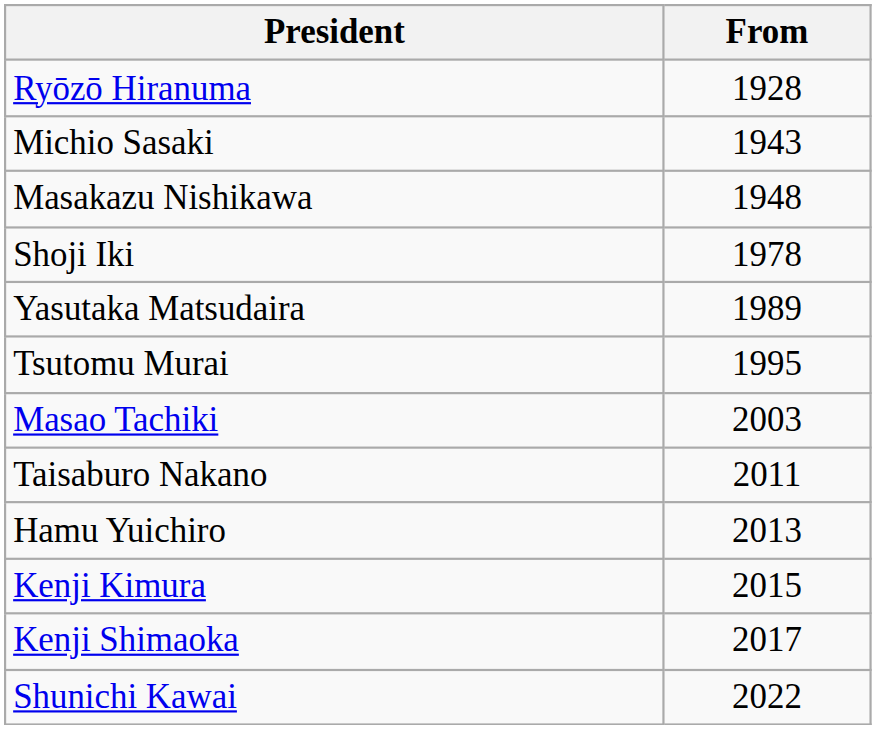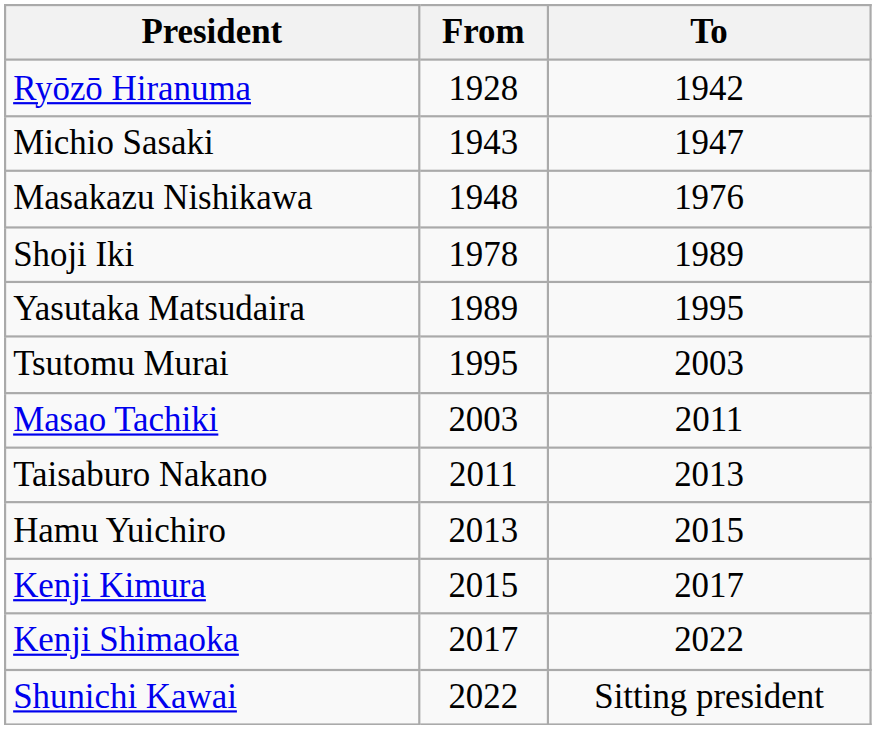+ column: (709, 32)
